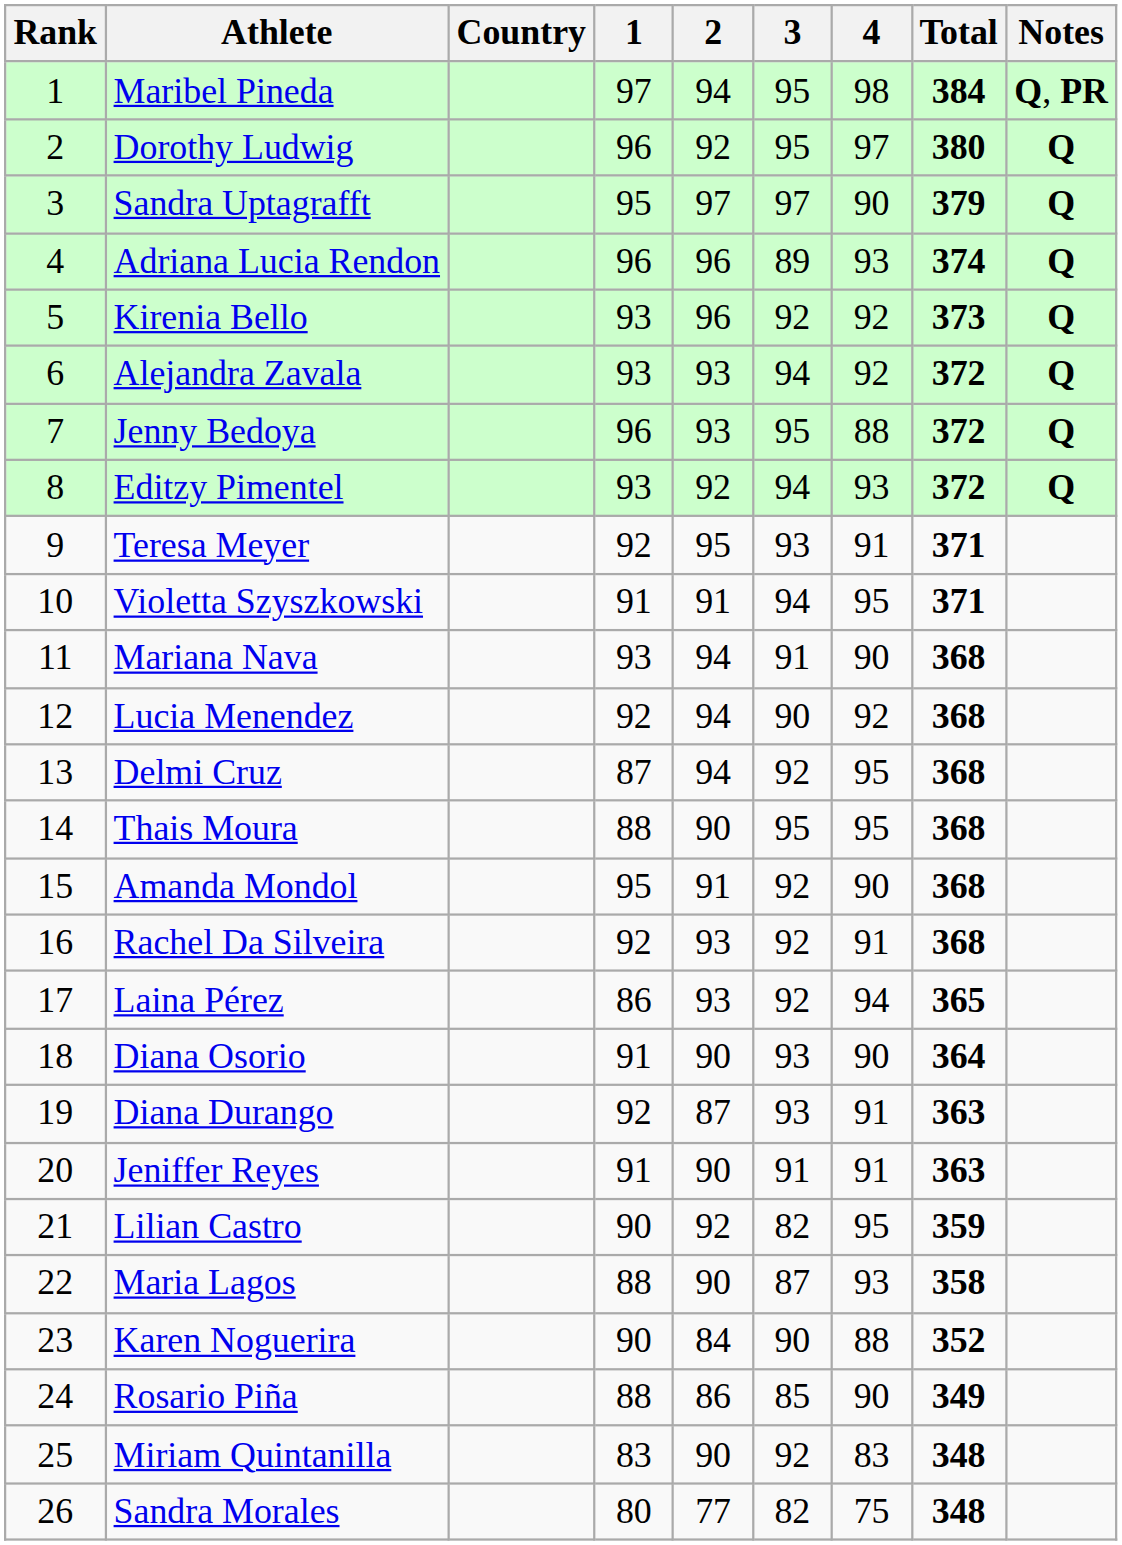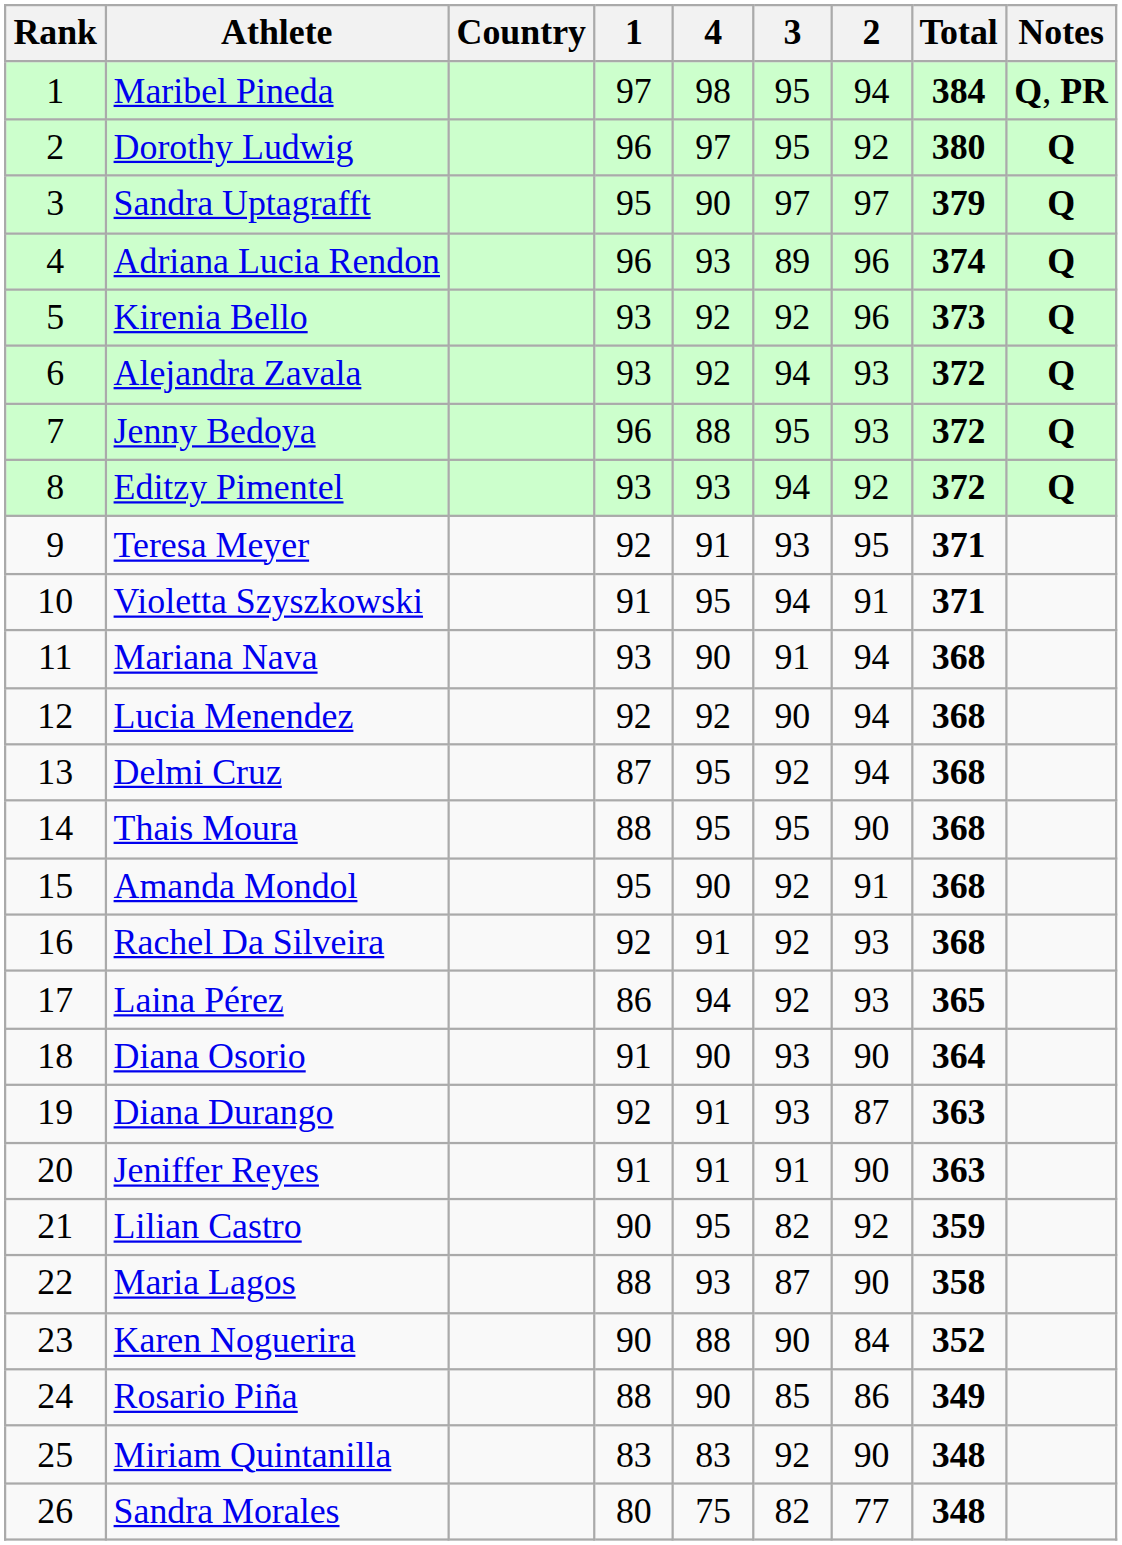columns swapped: (713, 32) <-> (872, 32)
